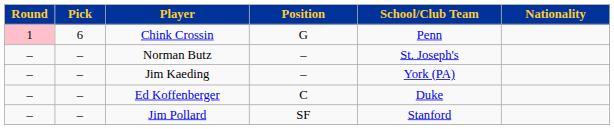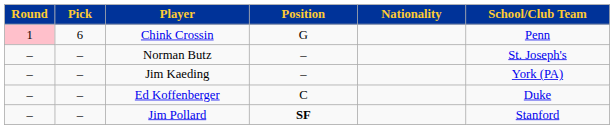columns swapped: (556, 14) <-> (429, 14)
(303, 114) normal -> (303, 114) bold
